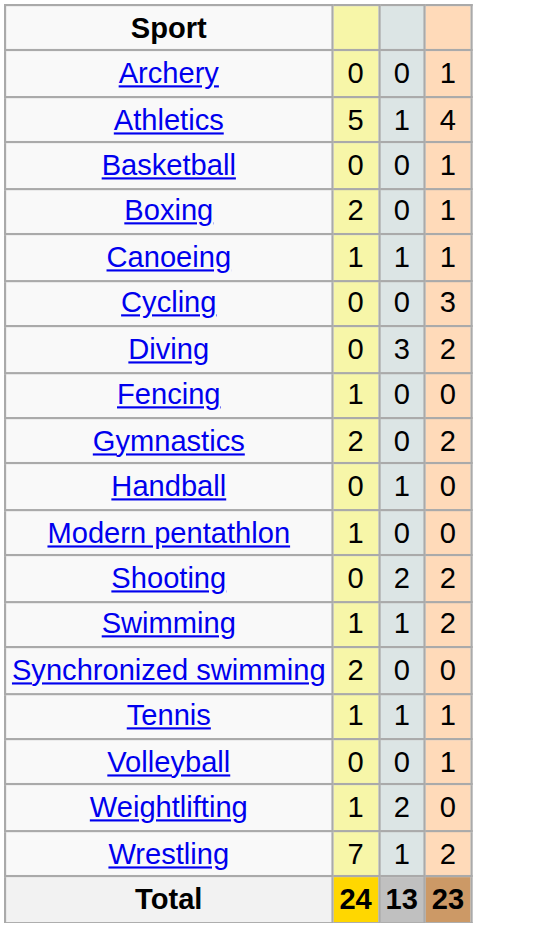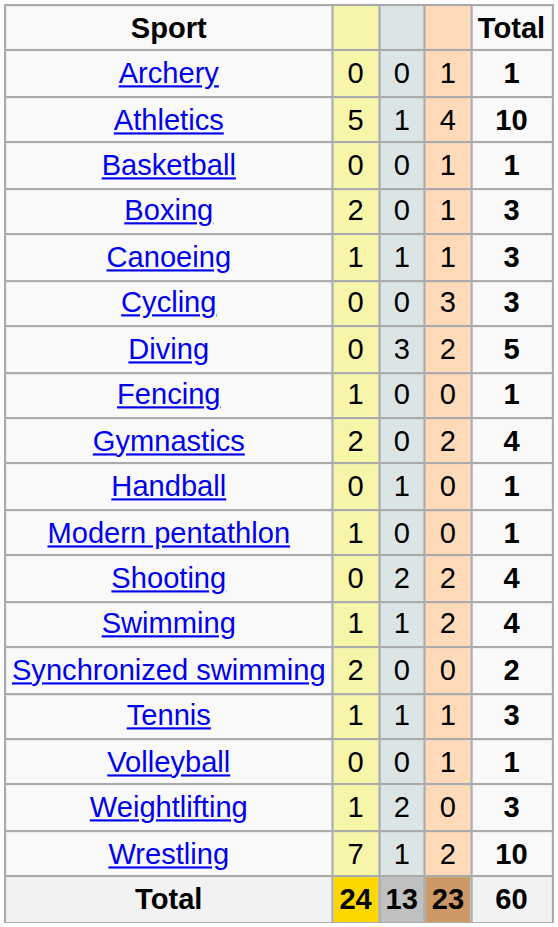+ column: (512, 28)
